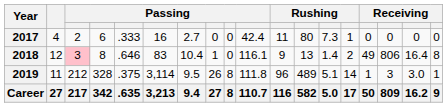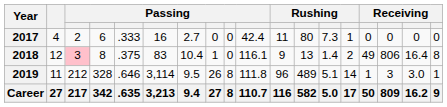(129, 56) .646 -> (129, 56) .375
(129, 74) .375 -> (129, 74) .646
